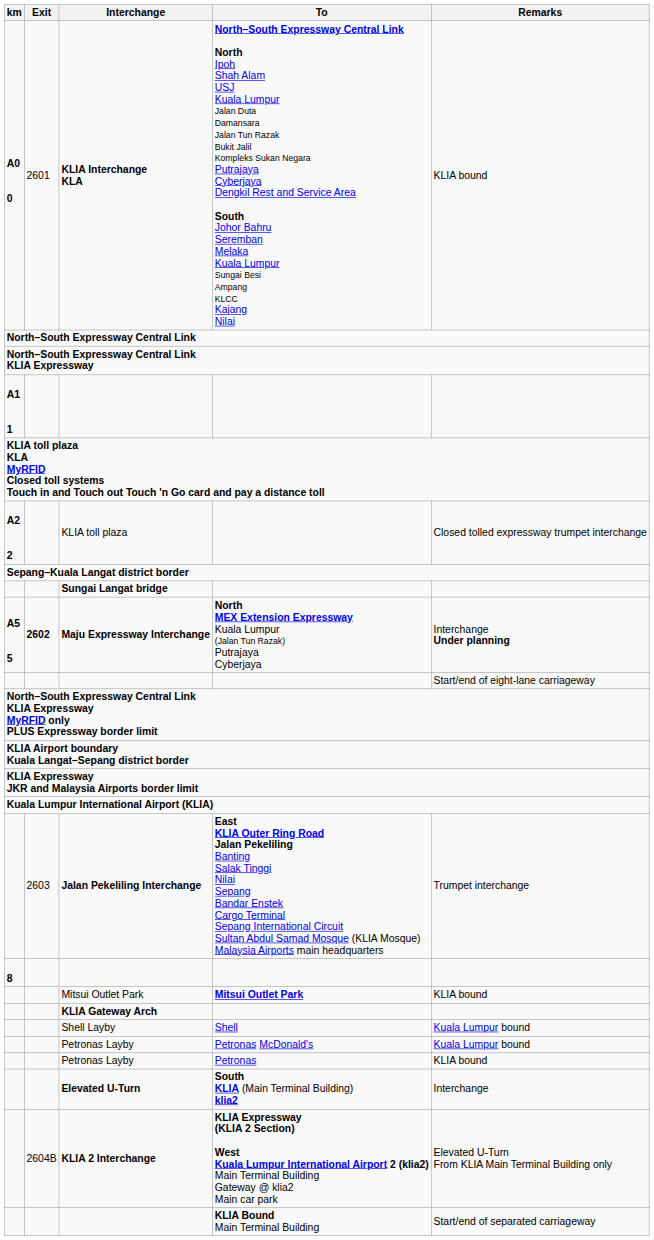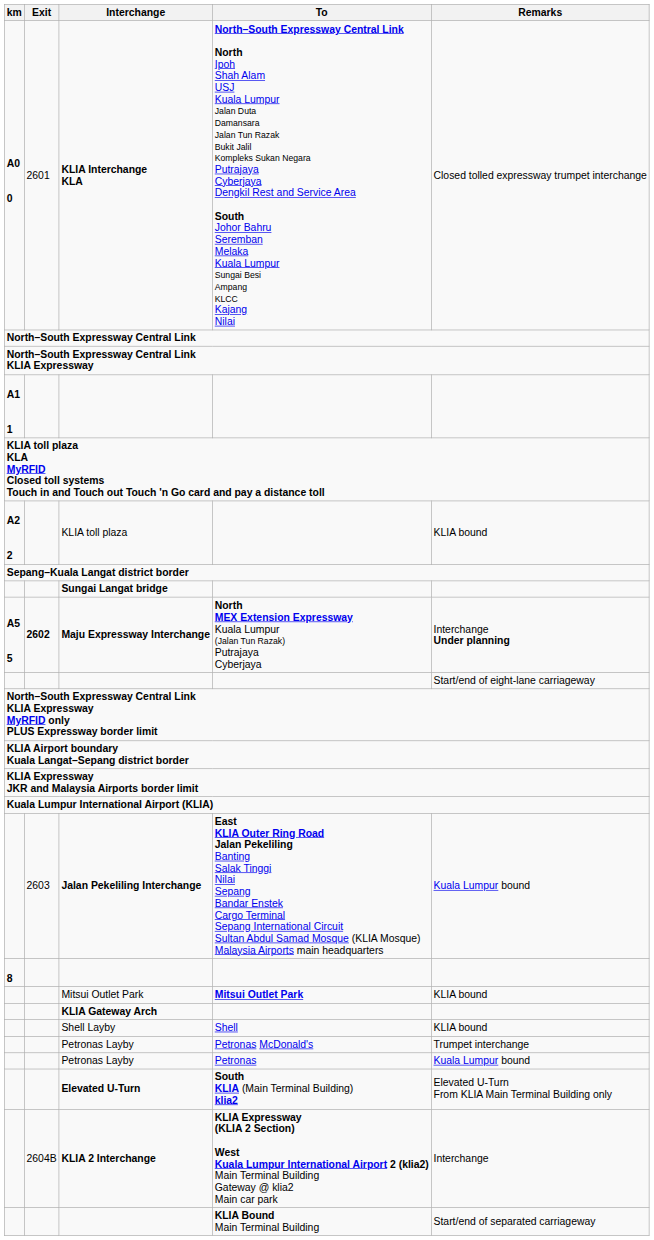(460, 175) KLIA bound -> (540, 175) Closed tolled expressway trumpet interchange
(540, 532) Closed tolled expressway trumpet interchange -> (460, 532) KLIA bound
(481, 886) Trumpet interchange -> (482, 886) Kuala Lumpur bound
(482, 1028) Kuala Lumpur bound -> (460, 1028) KLIA bound
(482, 1044) Kuala Lumpur bound -> (481, 1044) Trumpet interchange
(460, 1061) KLIA bound -> (482, 1061) Kuala Lumpur bound
(461, 1089) Interchange -> (523, 1089) Elevated U-Turn From KLIA Main Terminal Building only
(523, 1158) Elevated U-Turn From KLIA Main Terminal Building only -> (461, 1158) Interchange
